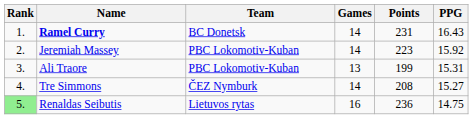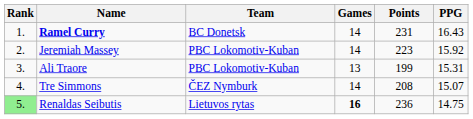(451, 86) 15.27 -> (451, 86) 15.07
(355, 104) normal -> (355, 104) bold
